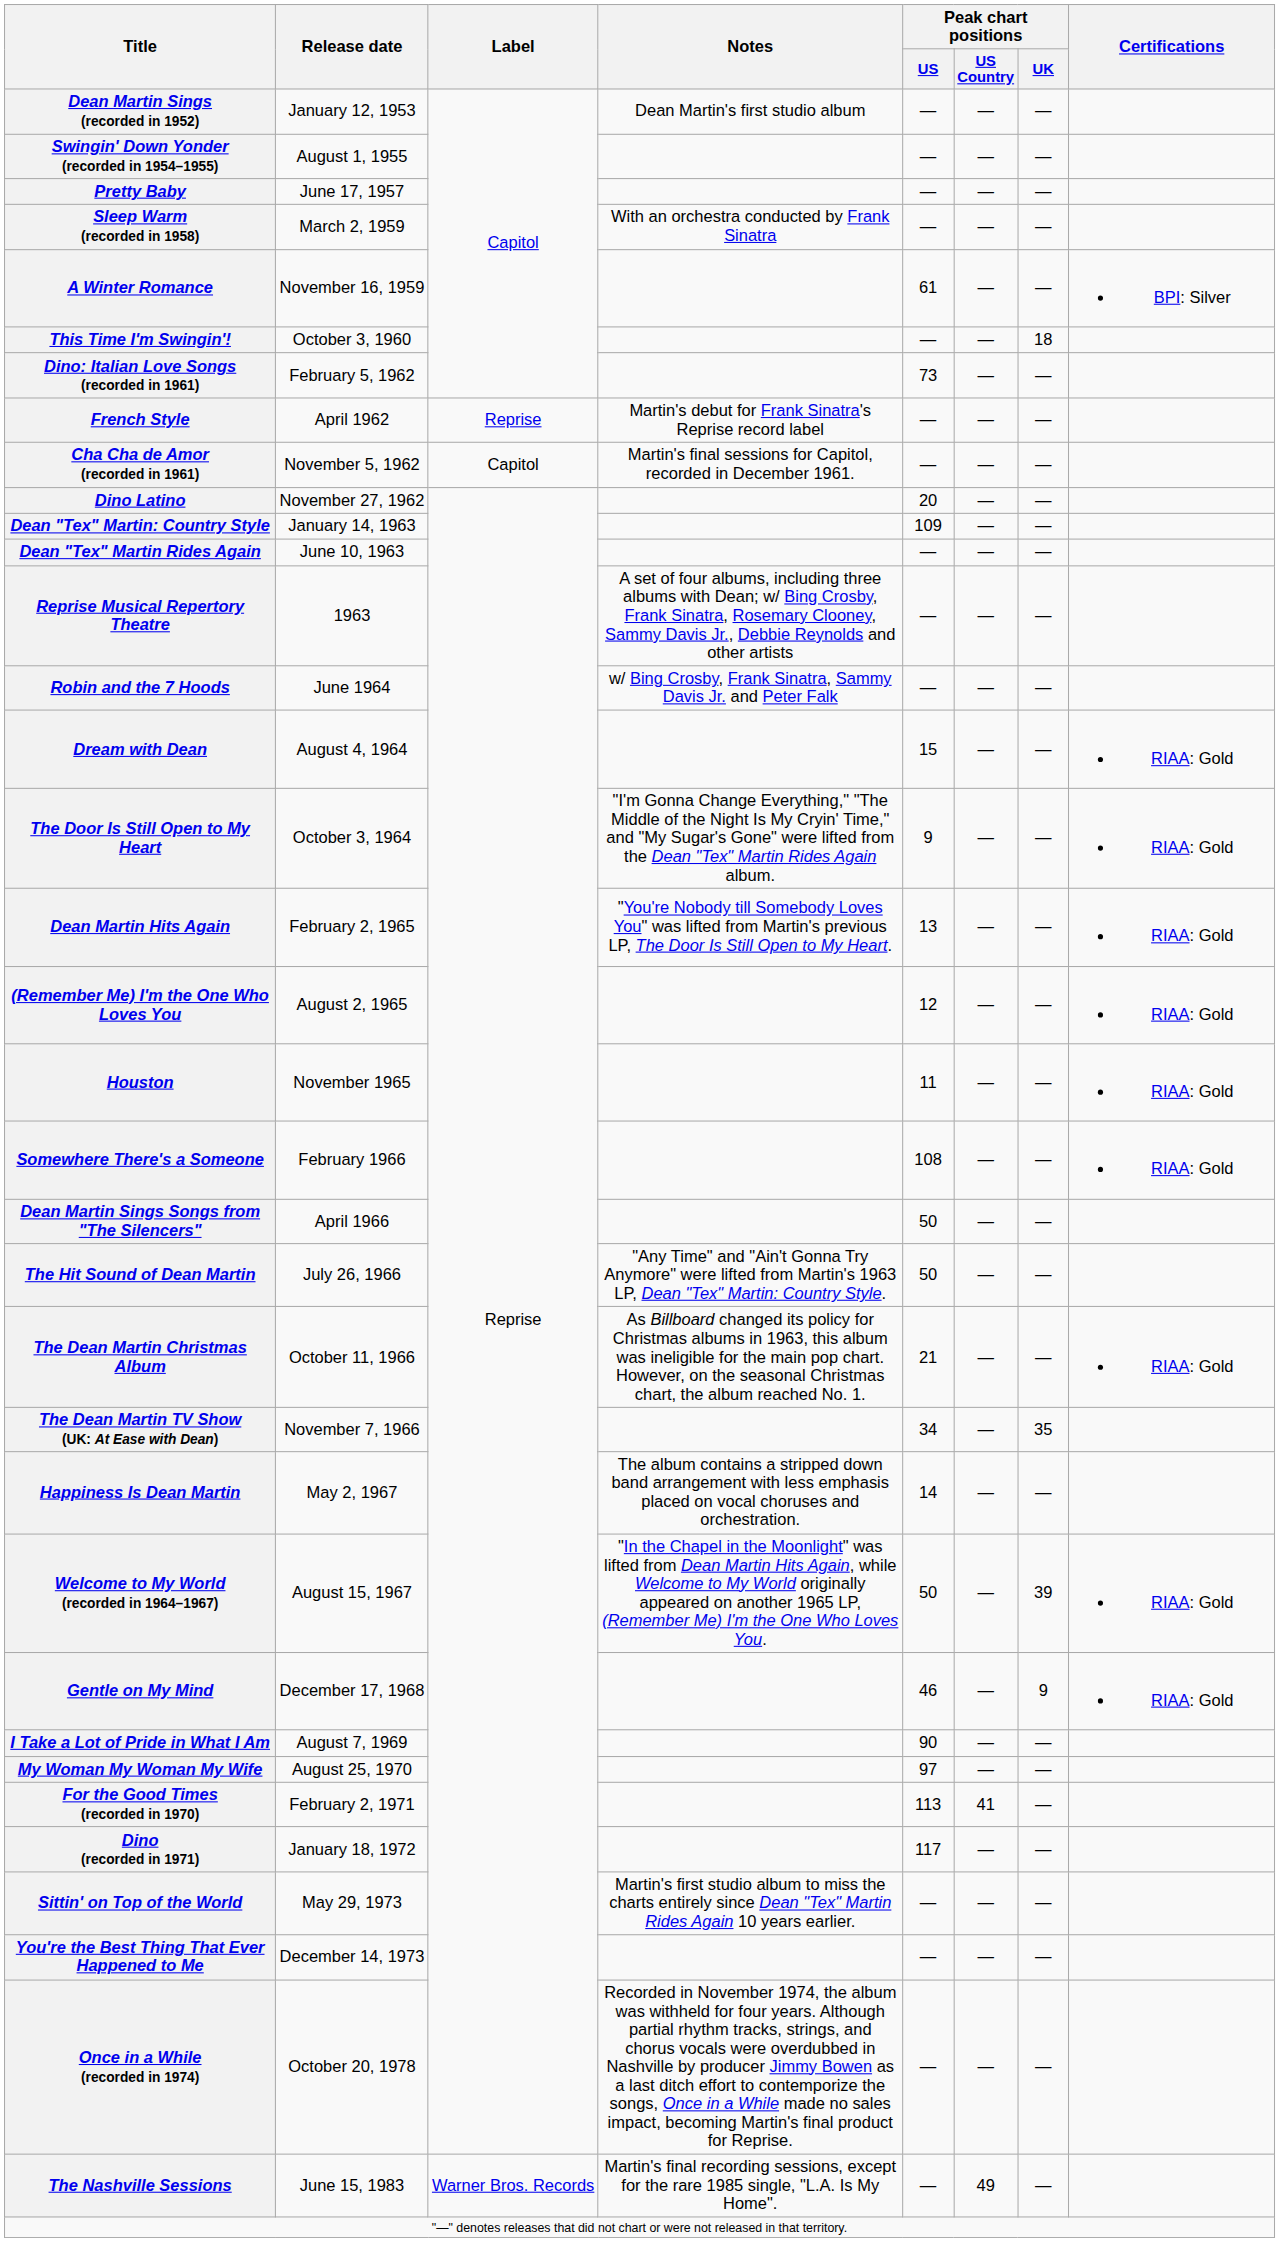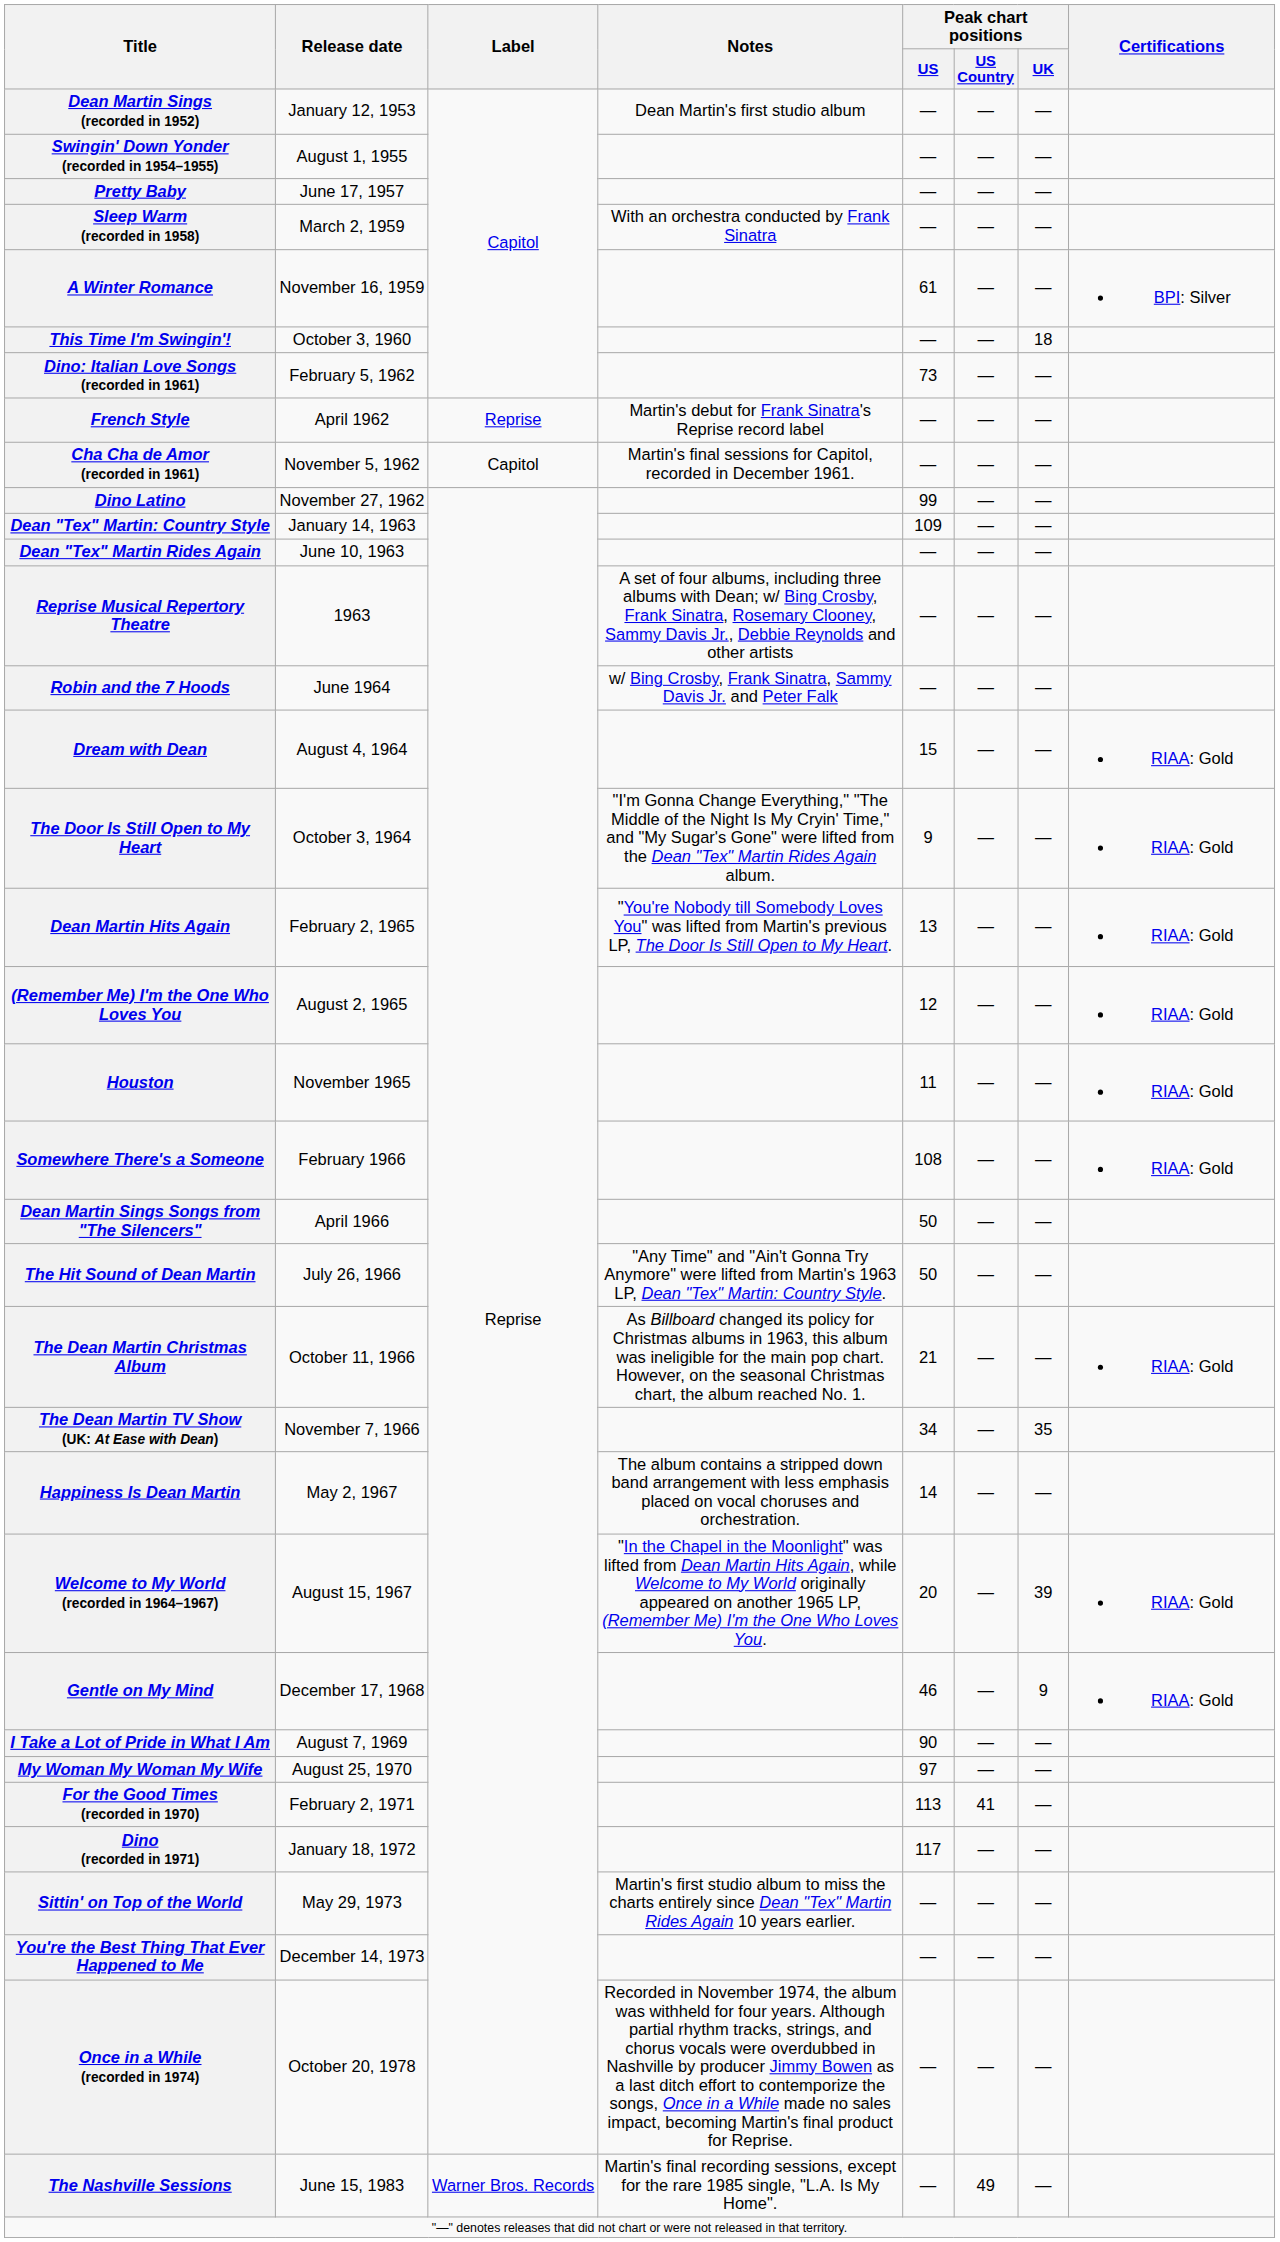(928, 500) 20 -> (928, 500) 99
(928, 1592) 50 -> (928, 1592) 20
